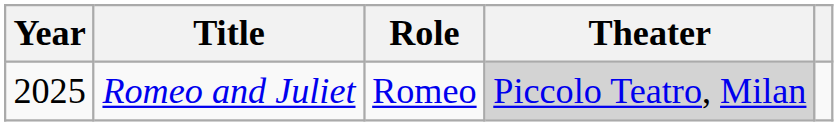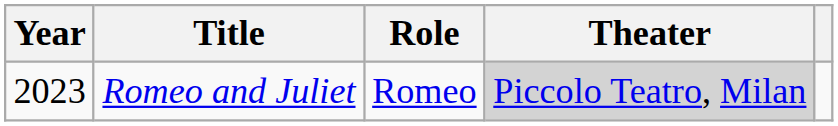(50, 90) 2025 -> (50, 90) 2023
